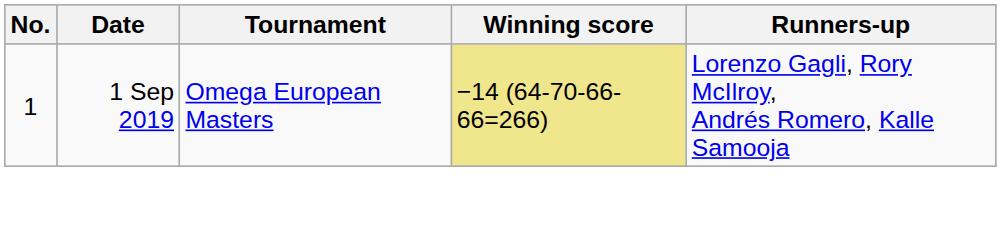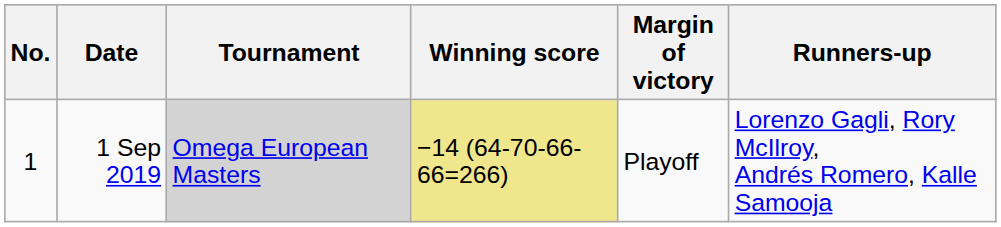+ column: (673, 52)
(283, 105) no background -> (270, 161) lightgrey background
